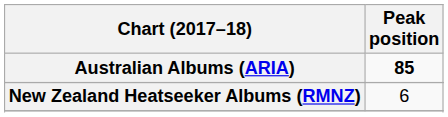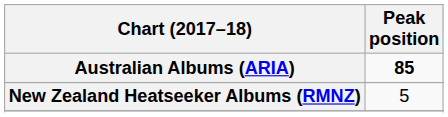(404, 96) 6 -> (404, 96) 5
